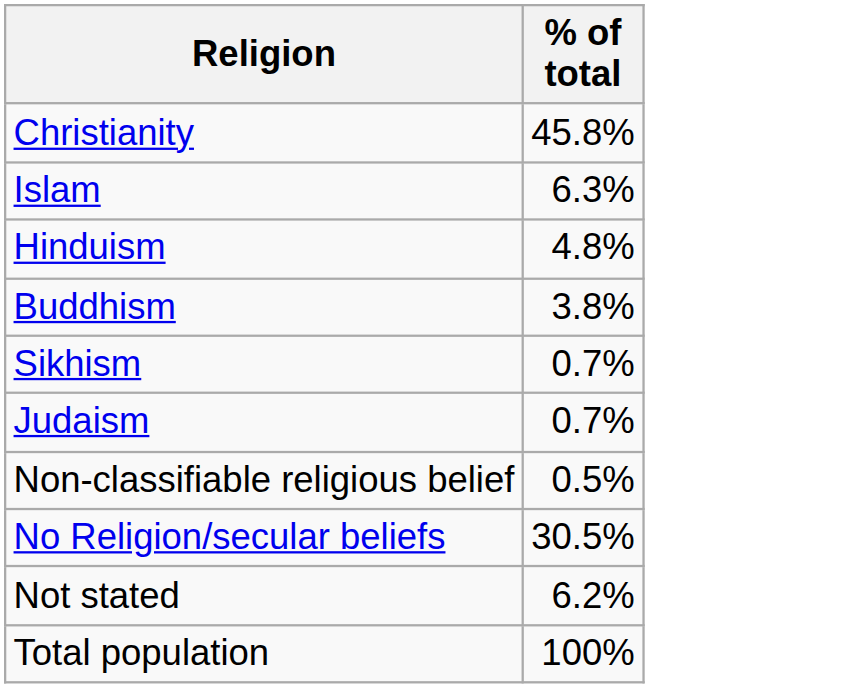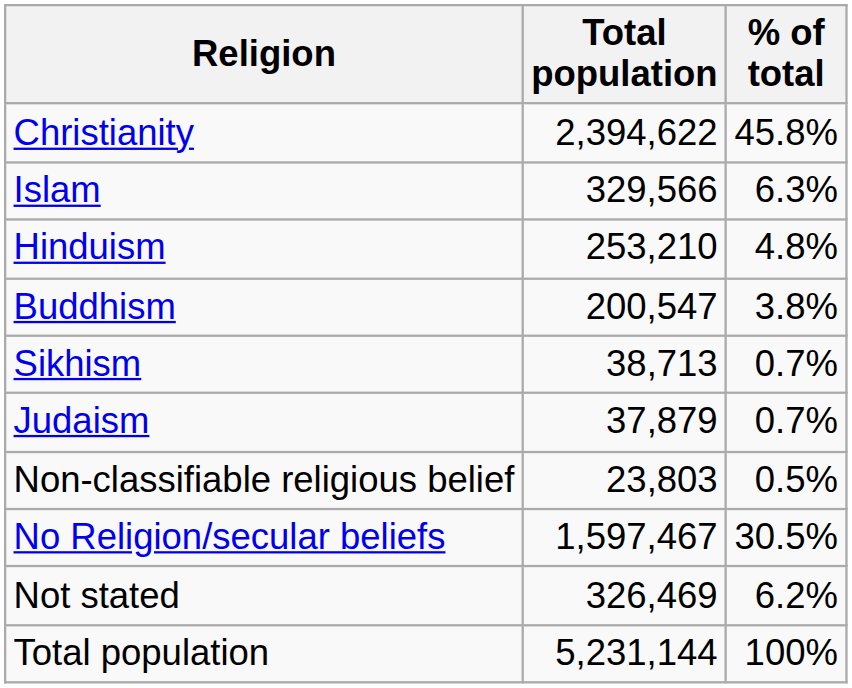+ column: (624, 53)
